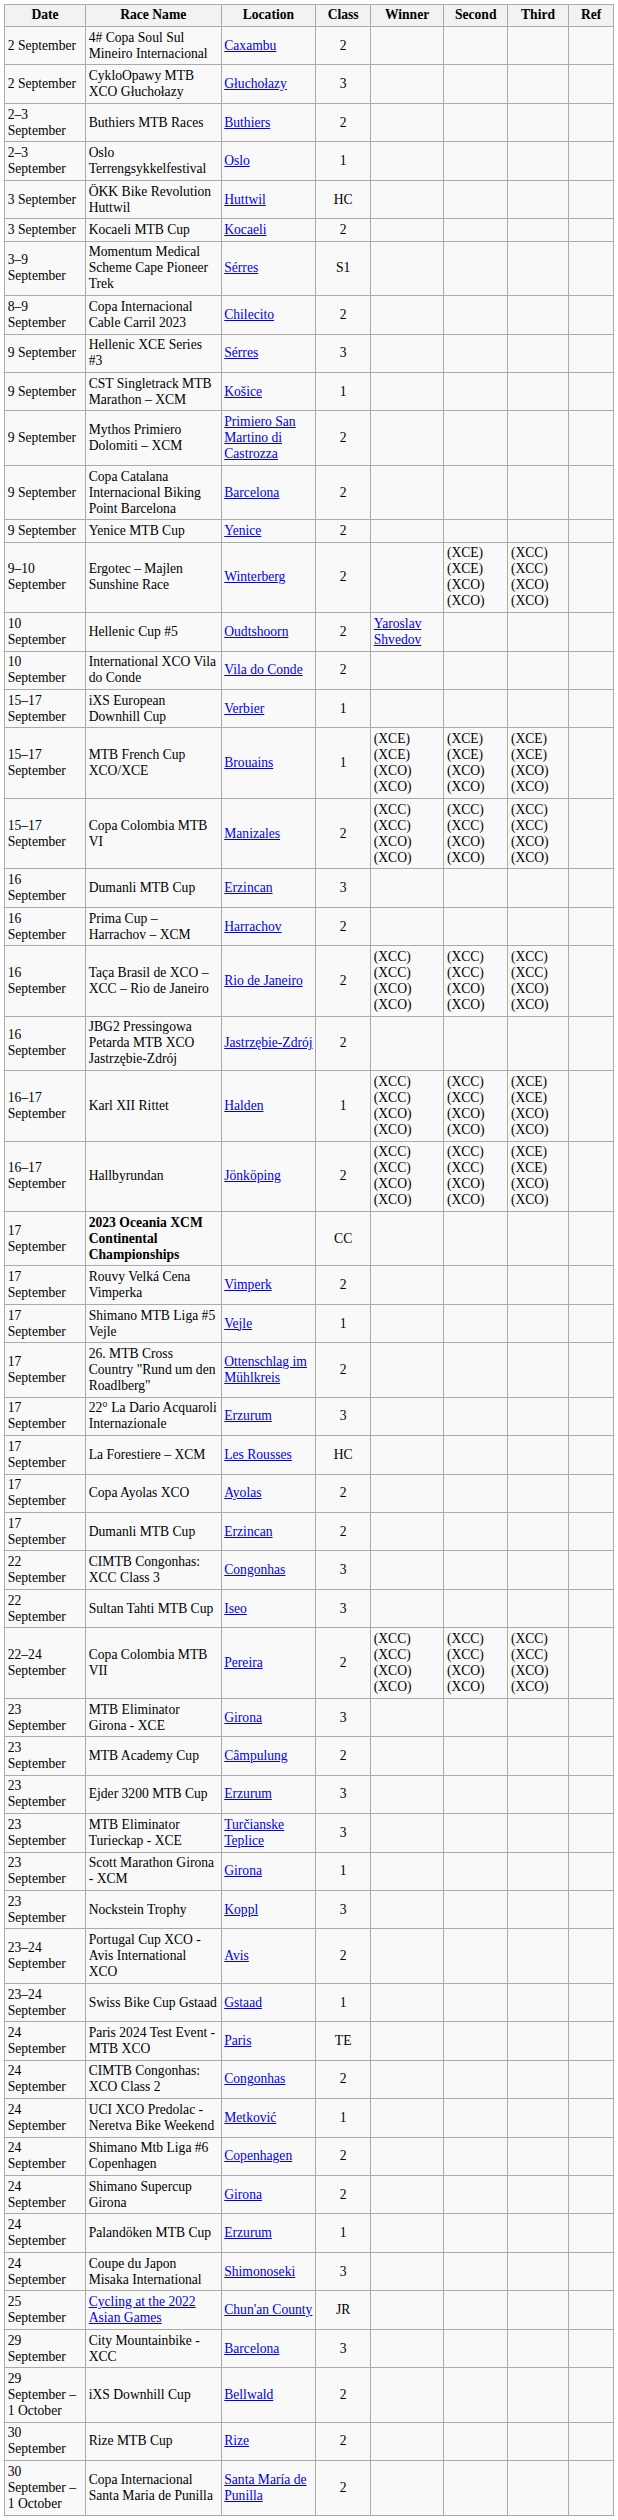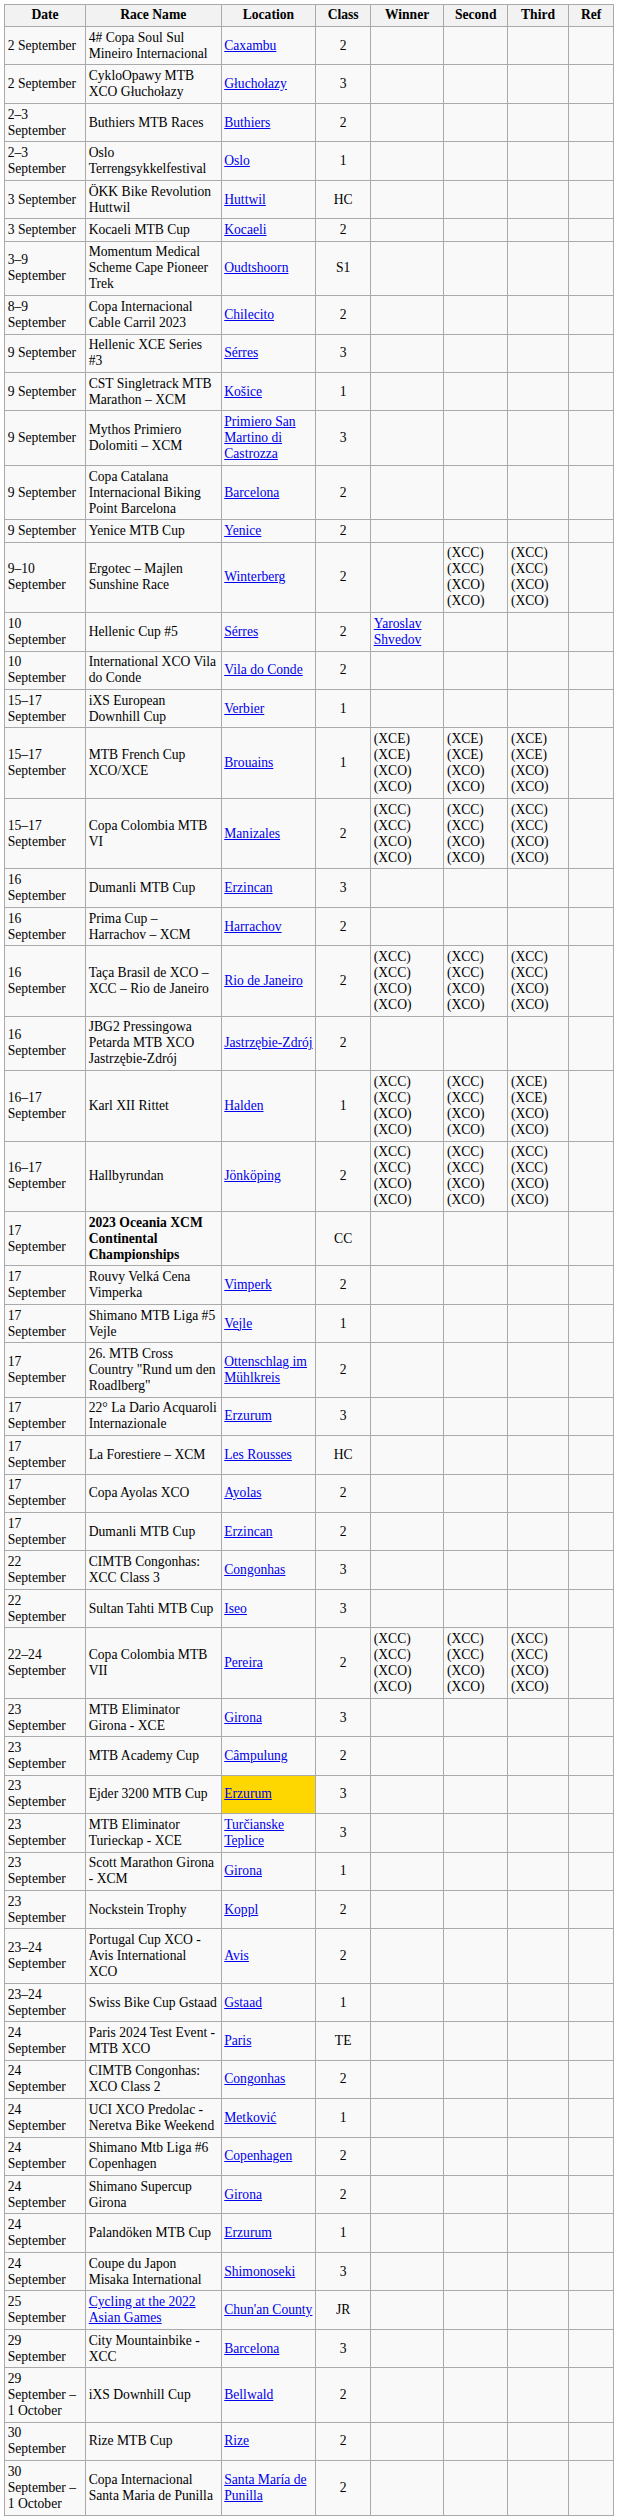(241, 268) Sérres -> (256, 268) Oudtshoorn
(343, 438) 2 -> (343, 438) 3
(466, 577) (XCE) (XCE) (XCO) (XCO) -> (466, 577) (XCC) (XCC) (XCO) (XCO)
(256, 631) Oudtshoorn -> (241, 631) Sérres
(530, 1176) (XCE) (XCE) (XCO) (XCO) -> (530, 1176) (XCC) (XCC) (XCO) (XCO)
(248, 1794) no background -> (248, 1794) gold background
(343, 1909) 3 -> (343, 1909) 2
